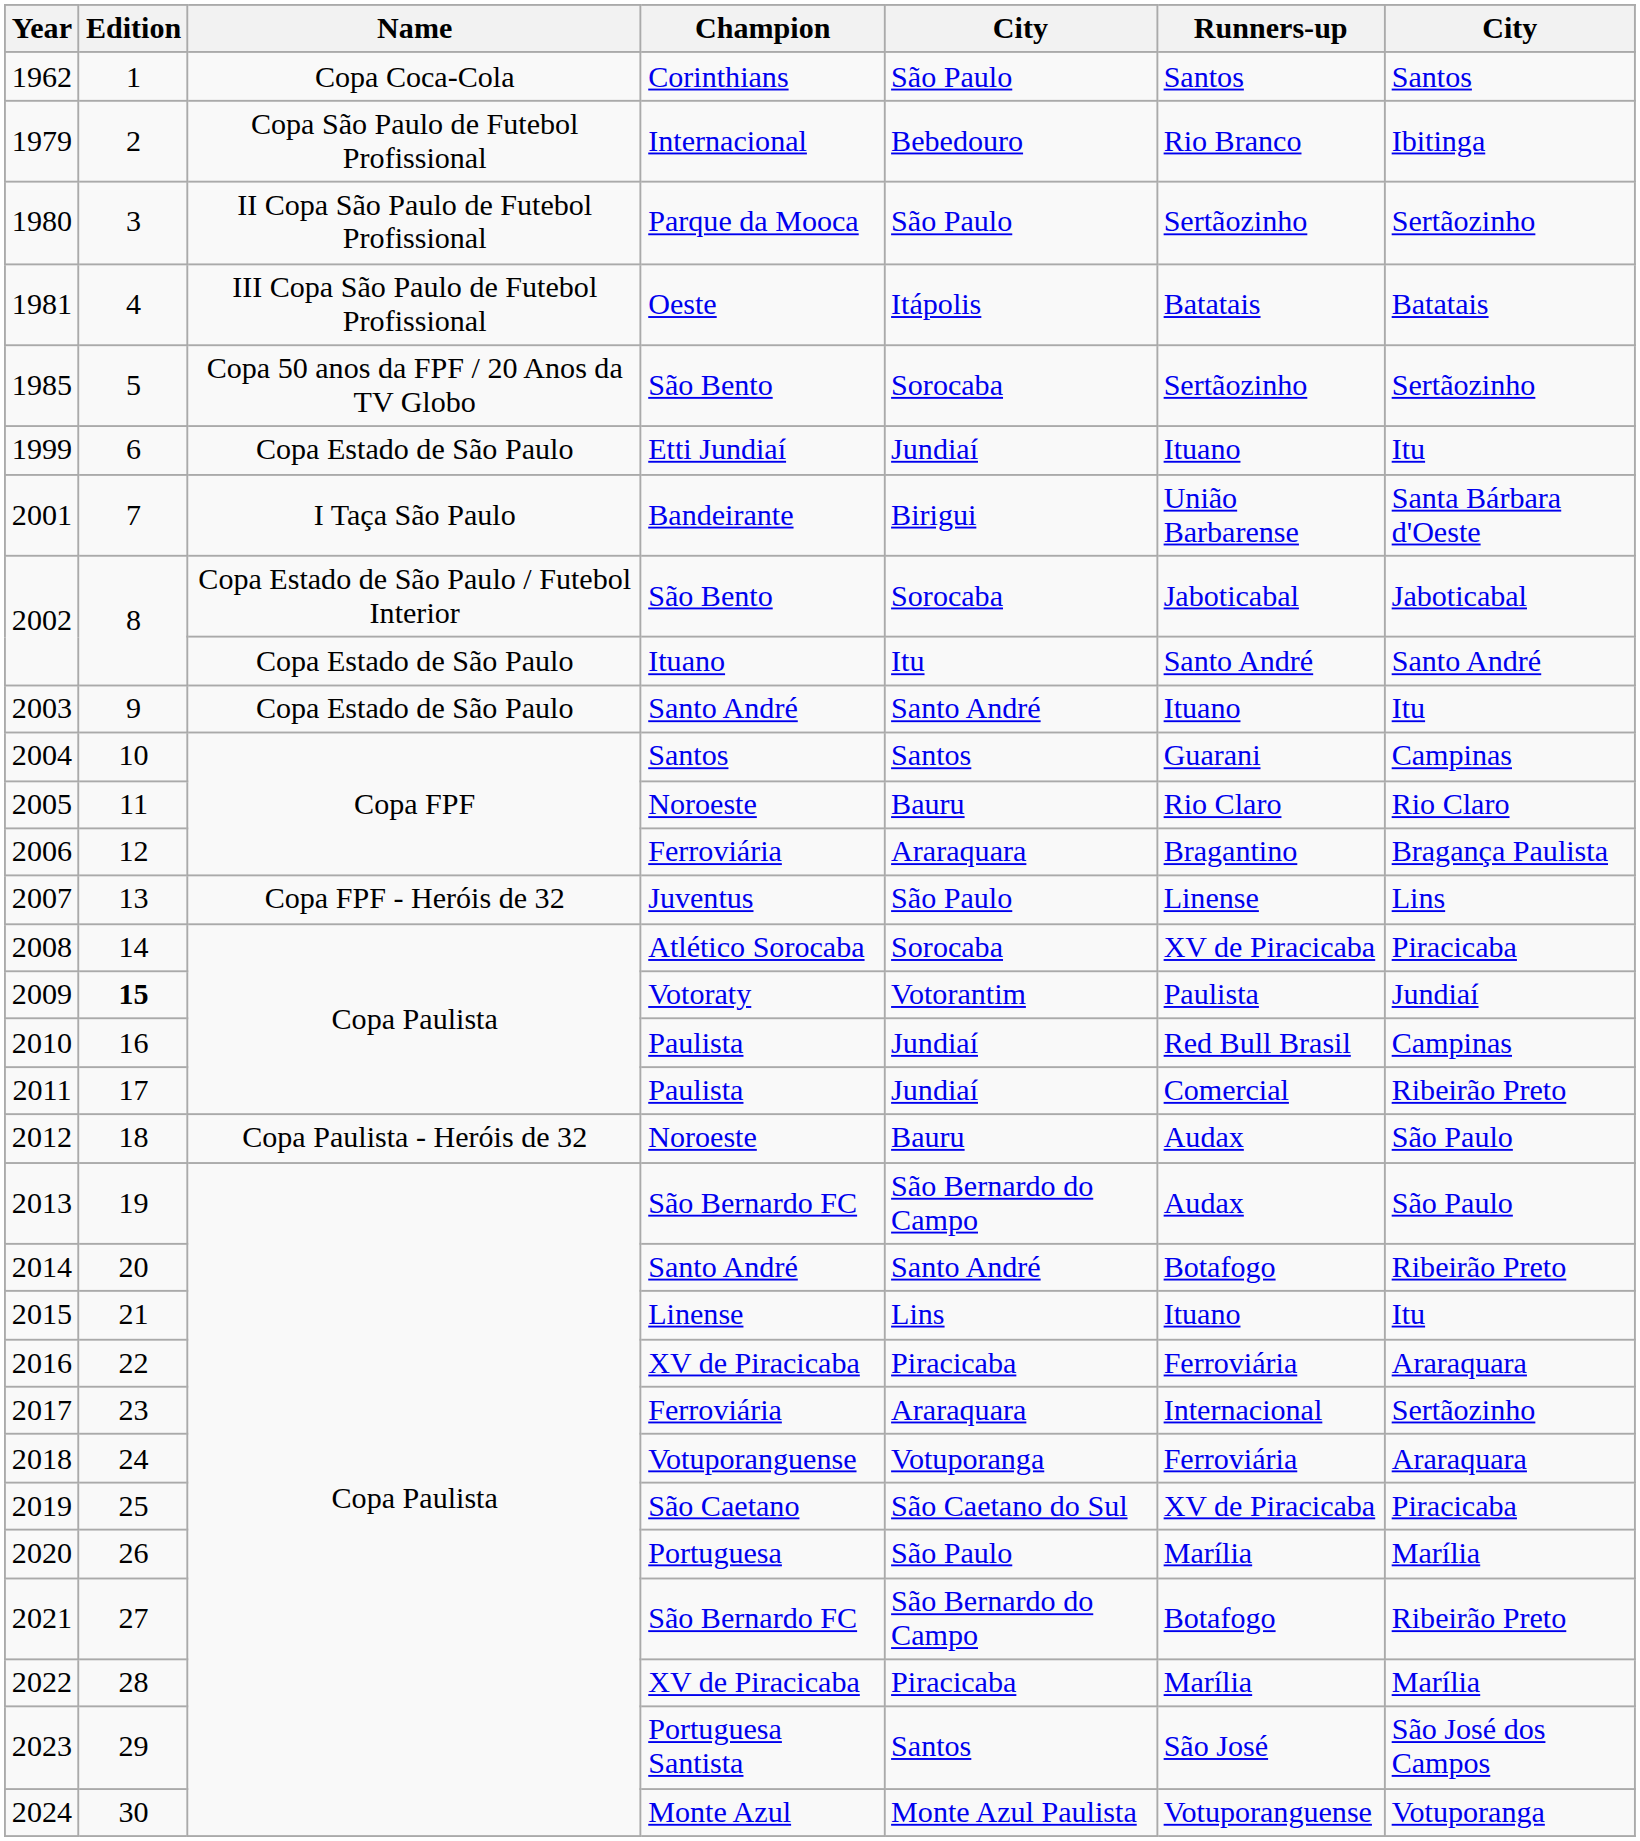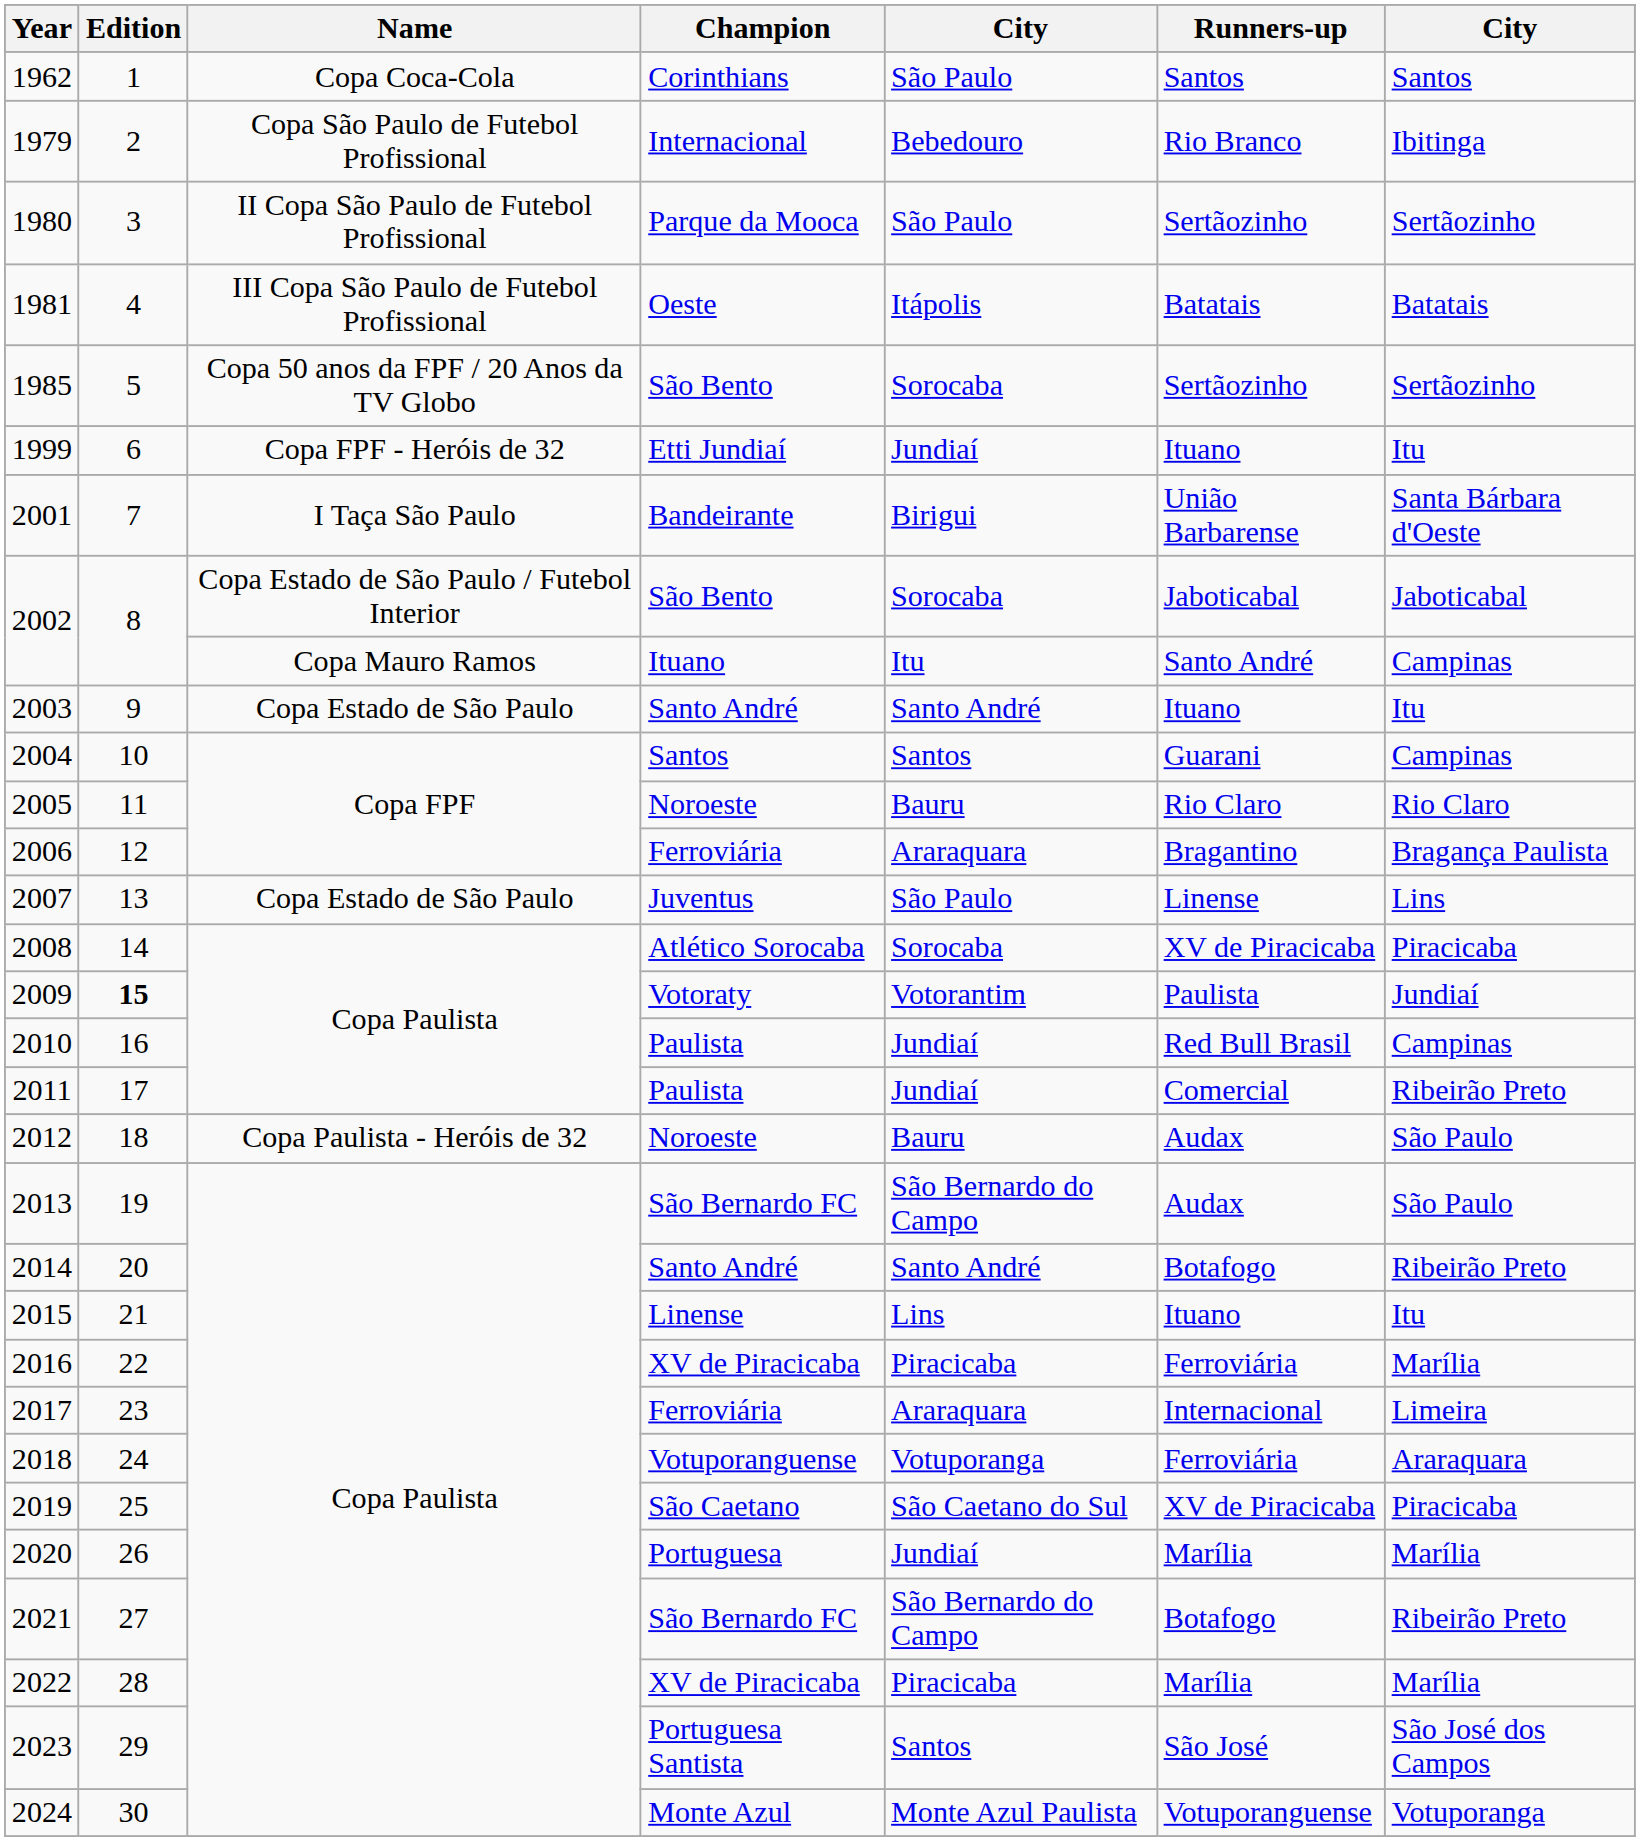(415, 449) Copa Estado de São Paulo -> (415, 449) Copa FPF - Heróis de 32
(415, 660) Copa Estado de São Paulo -> (415, 660) Copa Mauro Ramos
(1466, 660) Santo André -> (1452, 660) Campinas
(415, 899) Copa FPF - Heróis de 32 -> (415, 899) Copa Estado de São Paulo
(1459, 1362) Araraquara -> (1436, 1362) Marília
(1464, 1410) Sertãozinho -> (1439, 1410) Limeira
(952, 1553) São Paulo -> (935, 1553) Jundiaí
